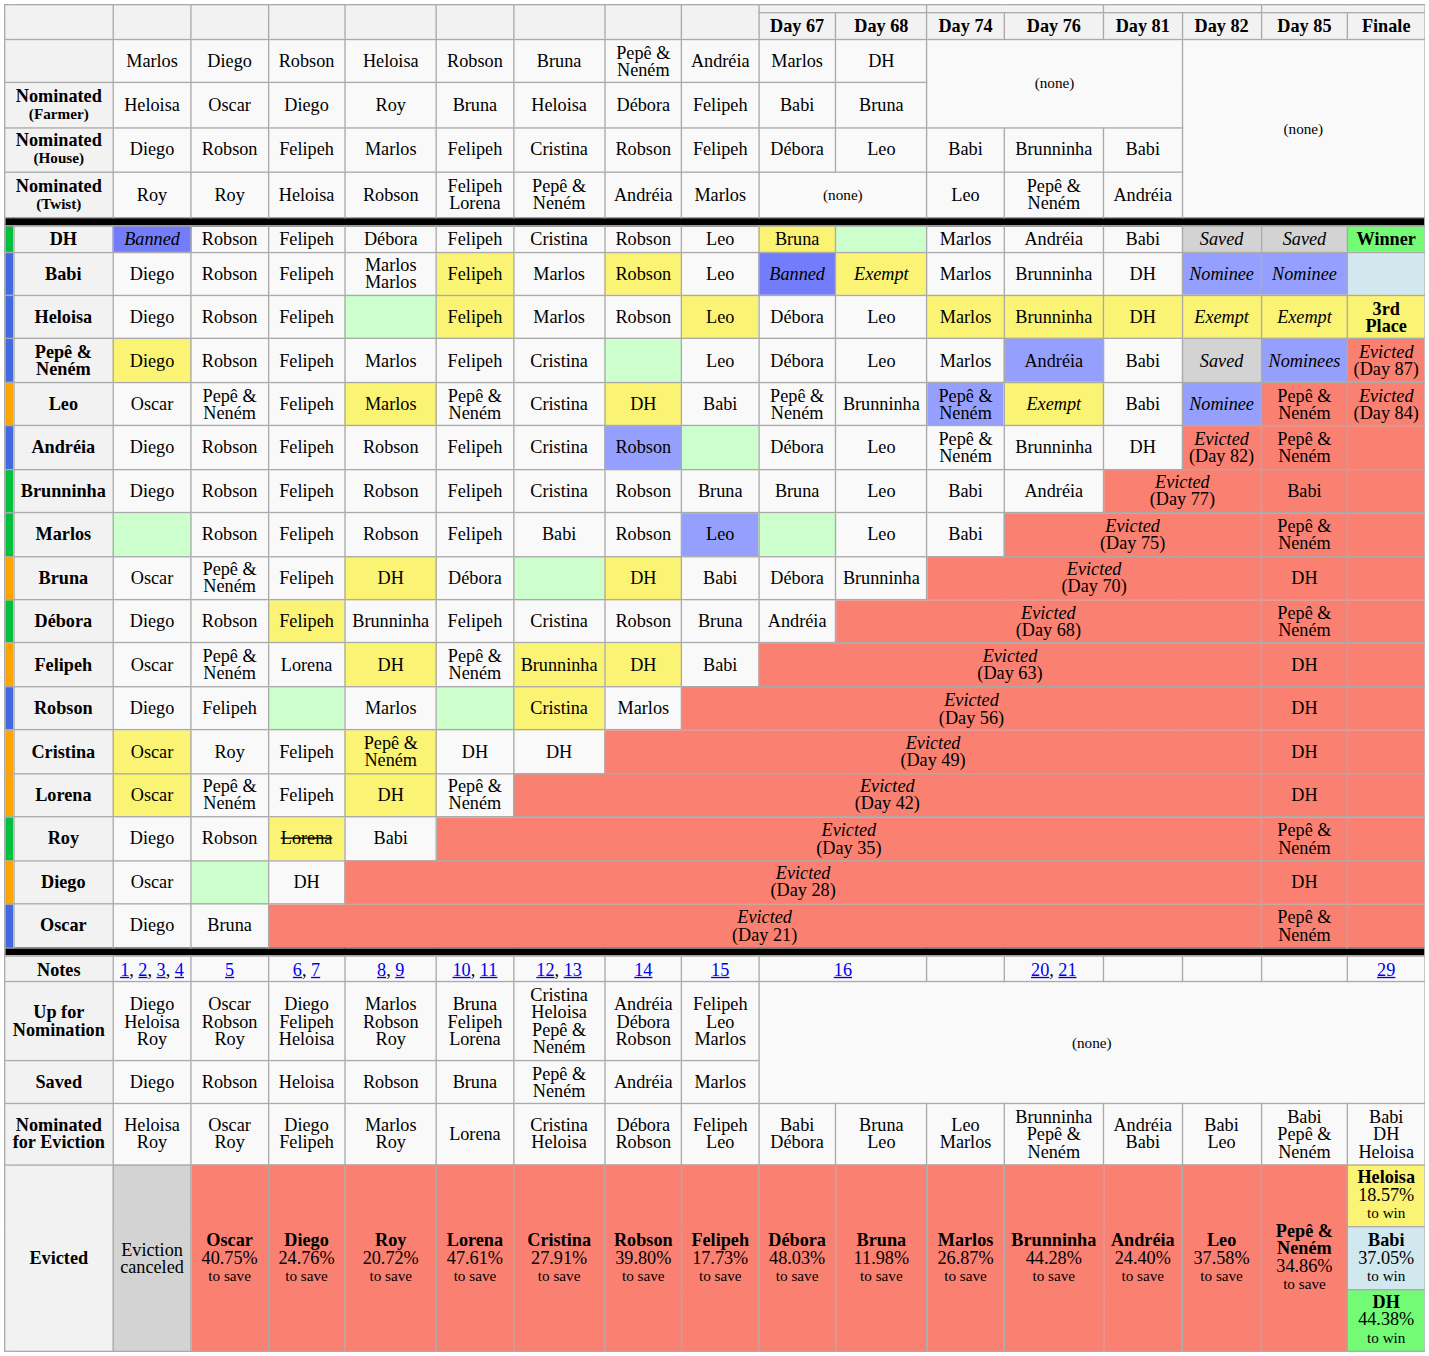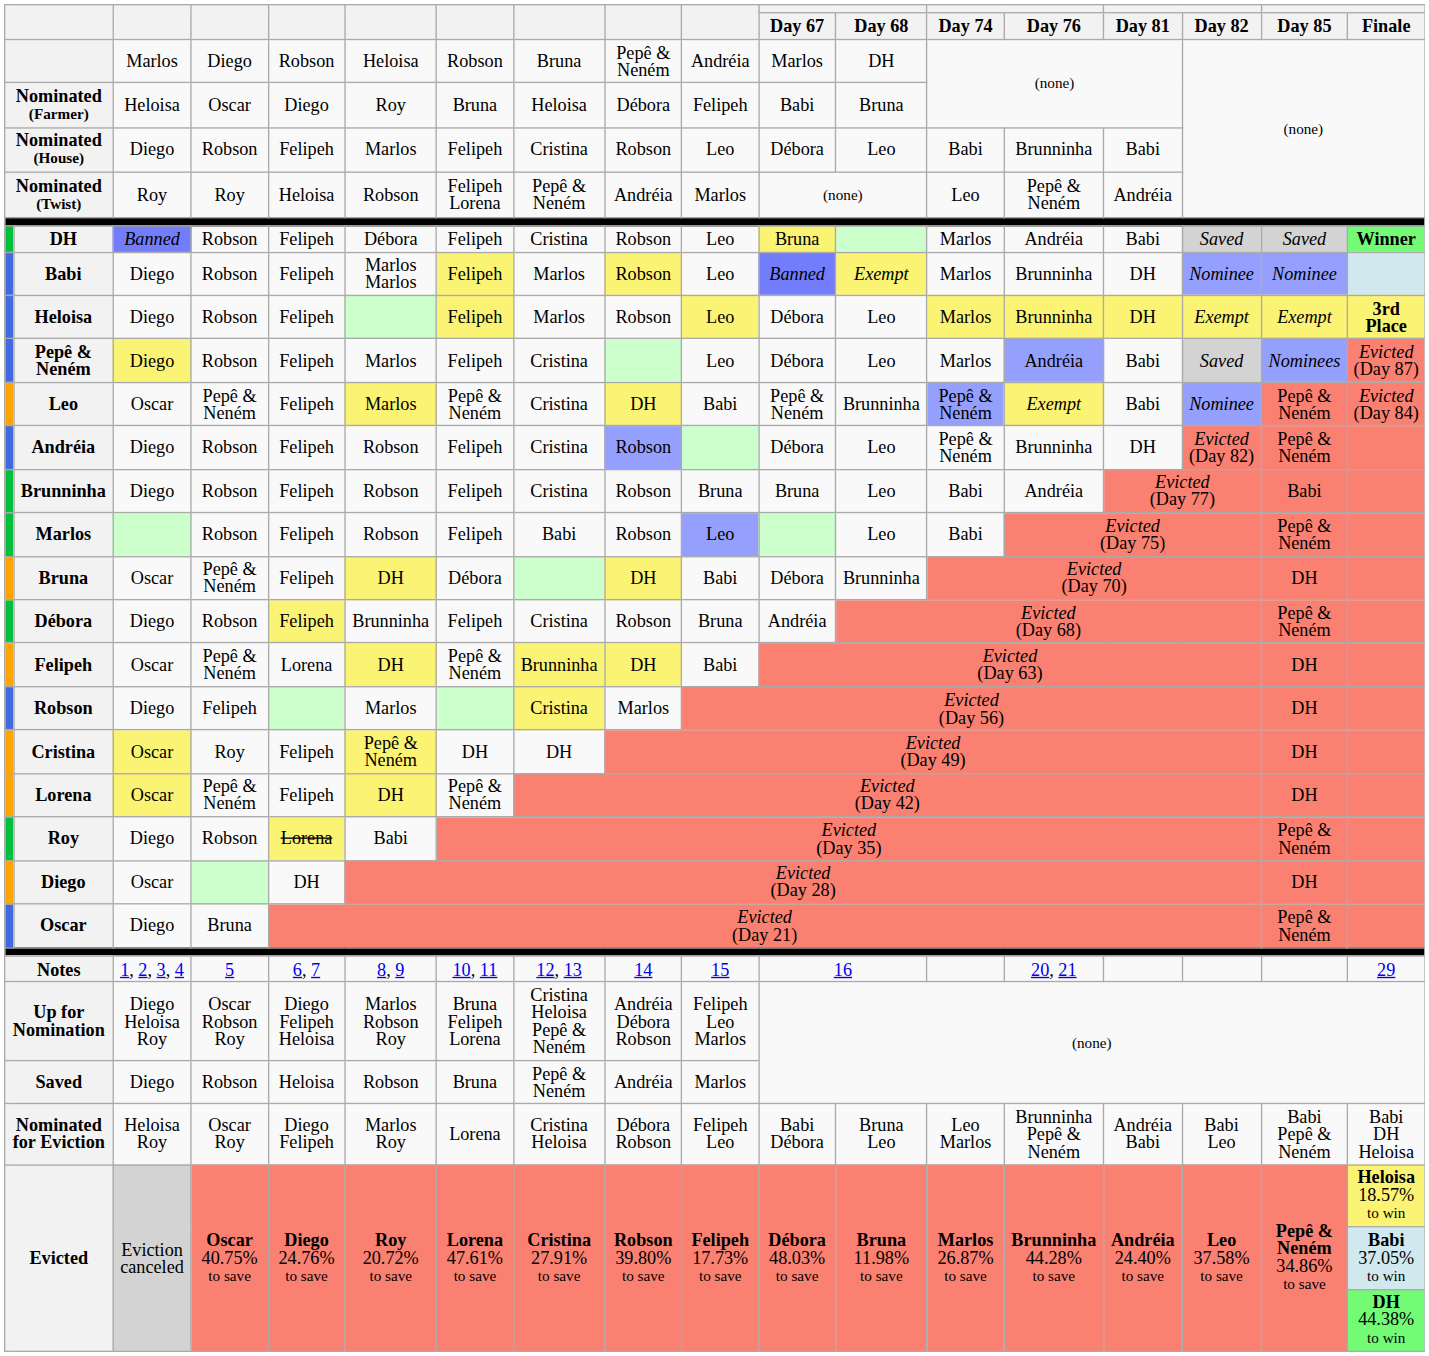(720, 150) Felipeh -> (720, 150) Leo
